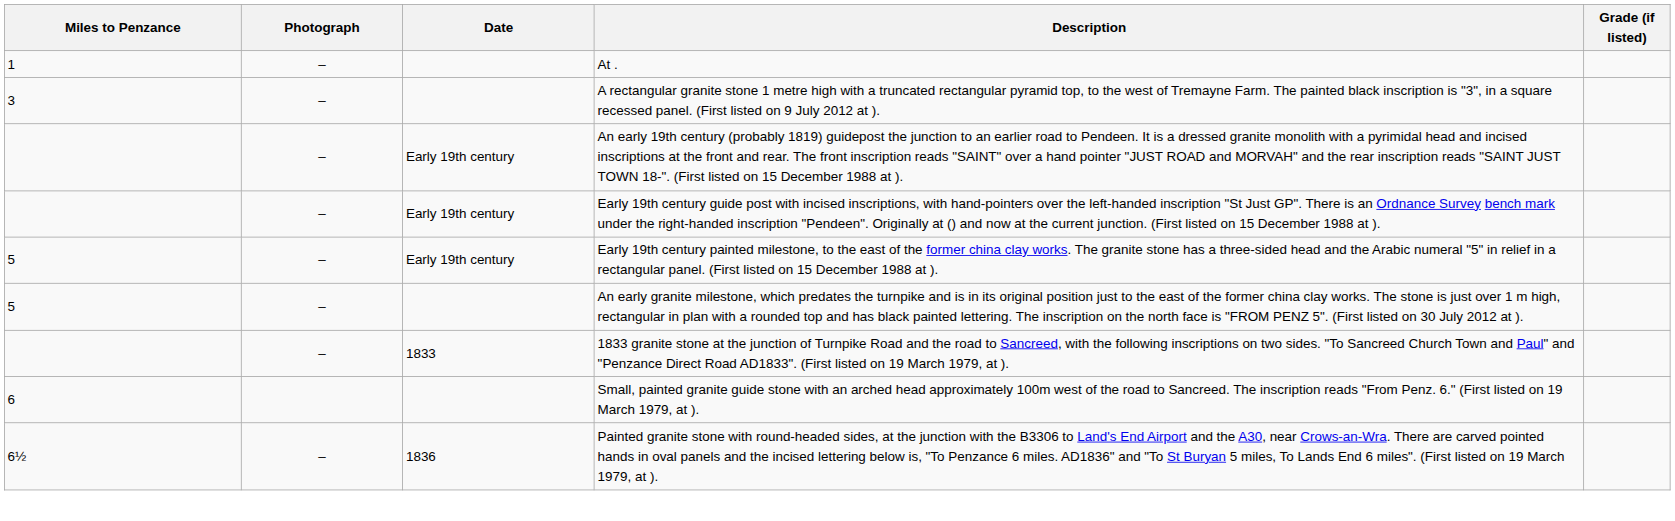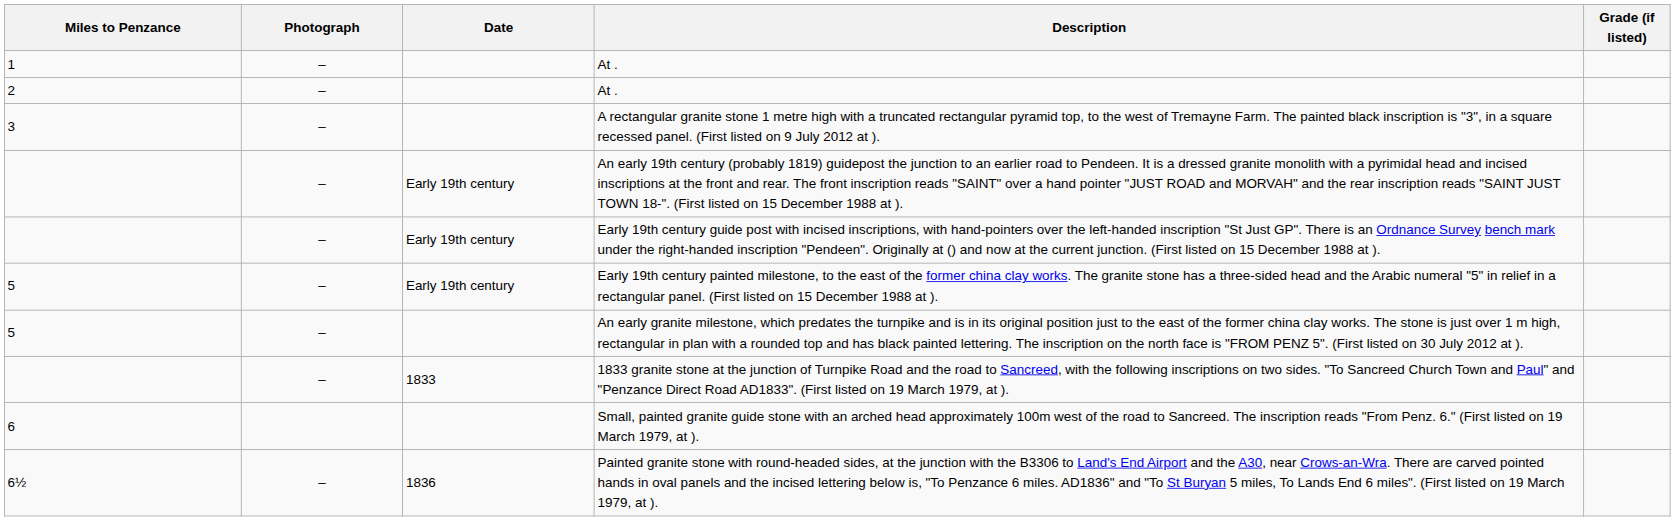+ row: (11, 90)
